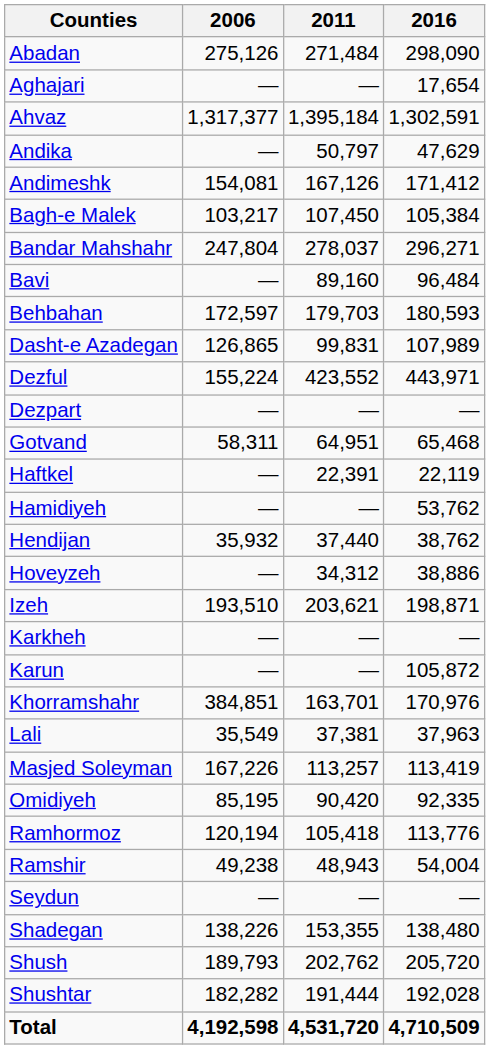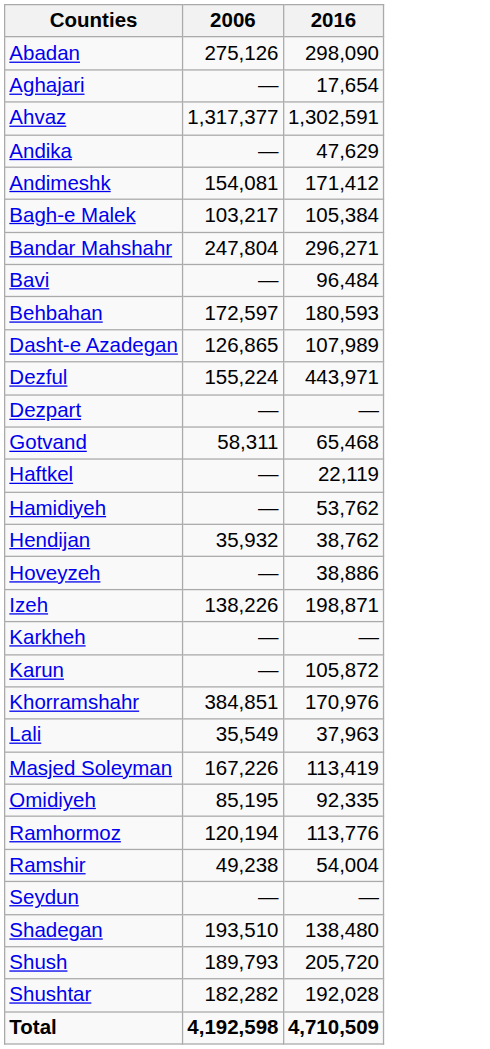- column: (333, 20)
(241, 605) 193,510 -> (241, 605) 138,226
(241, 930) 138,226 -> (241, 930) 193,510
